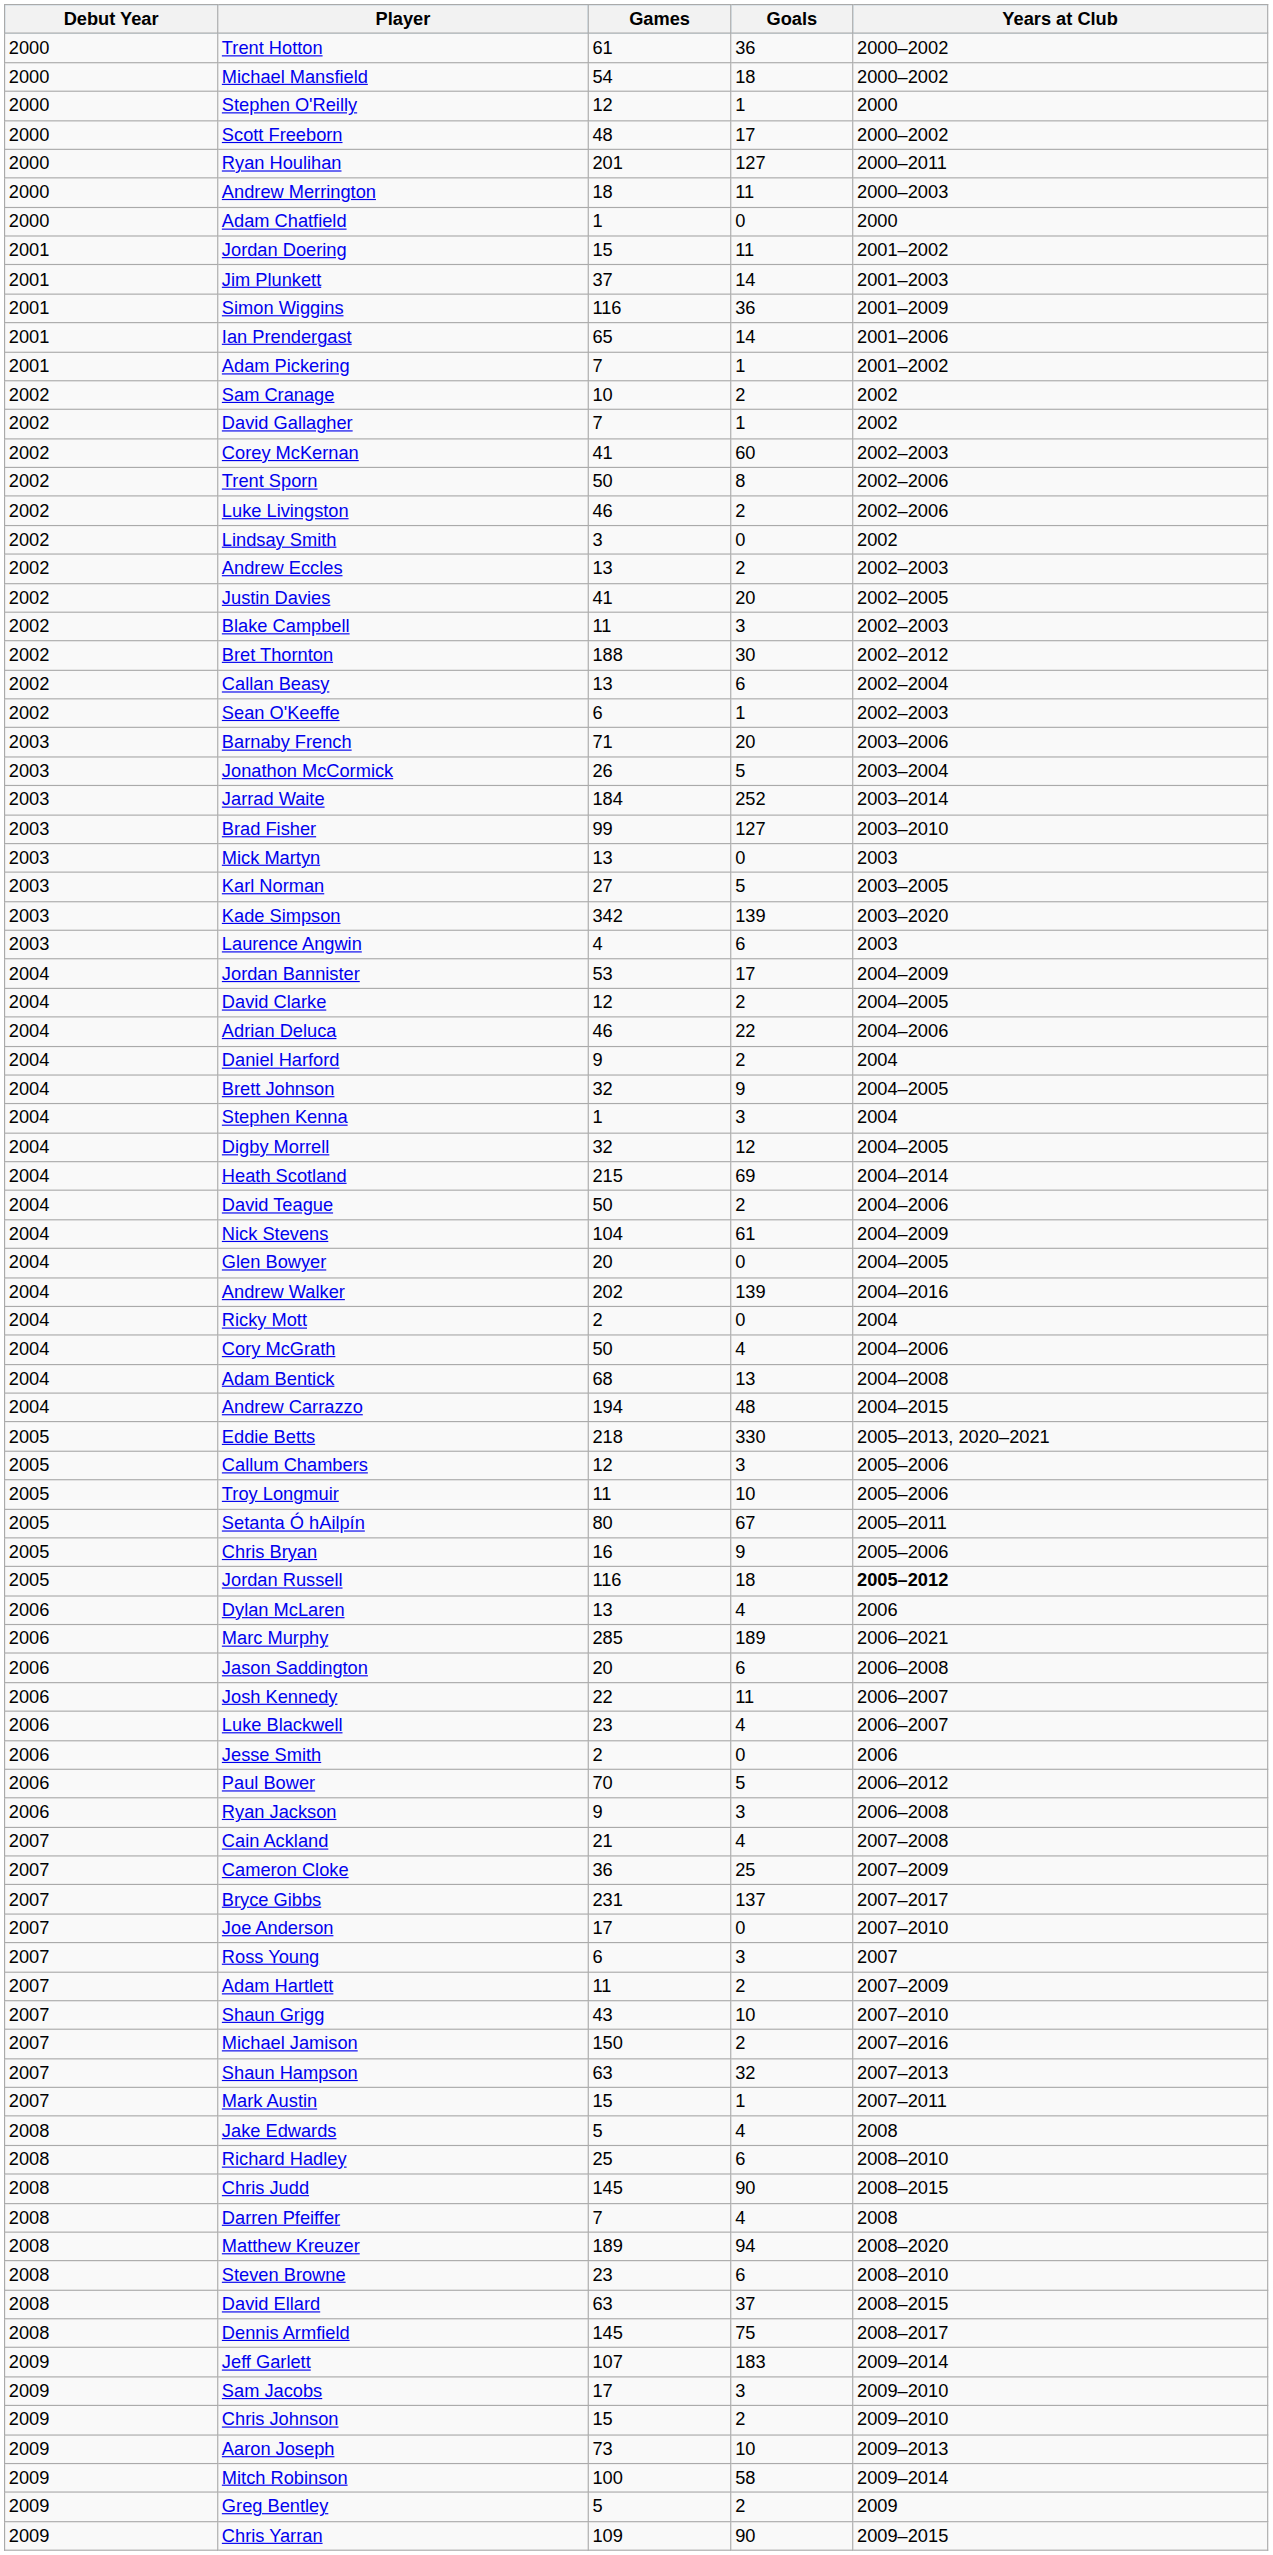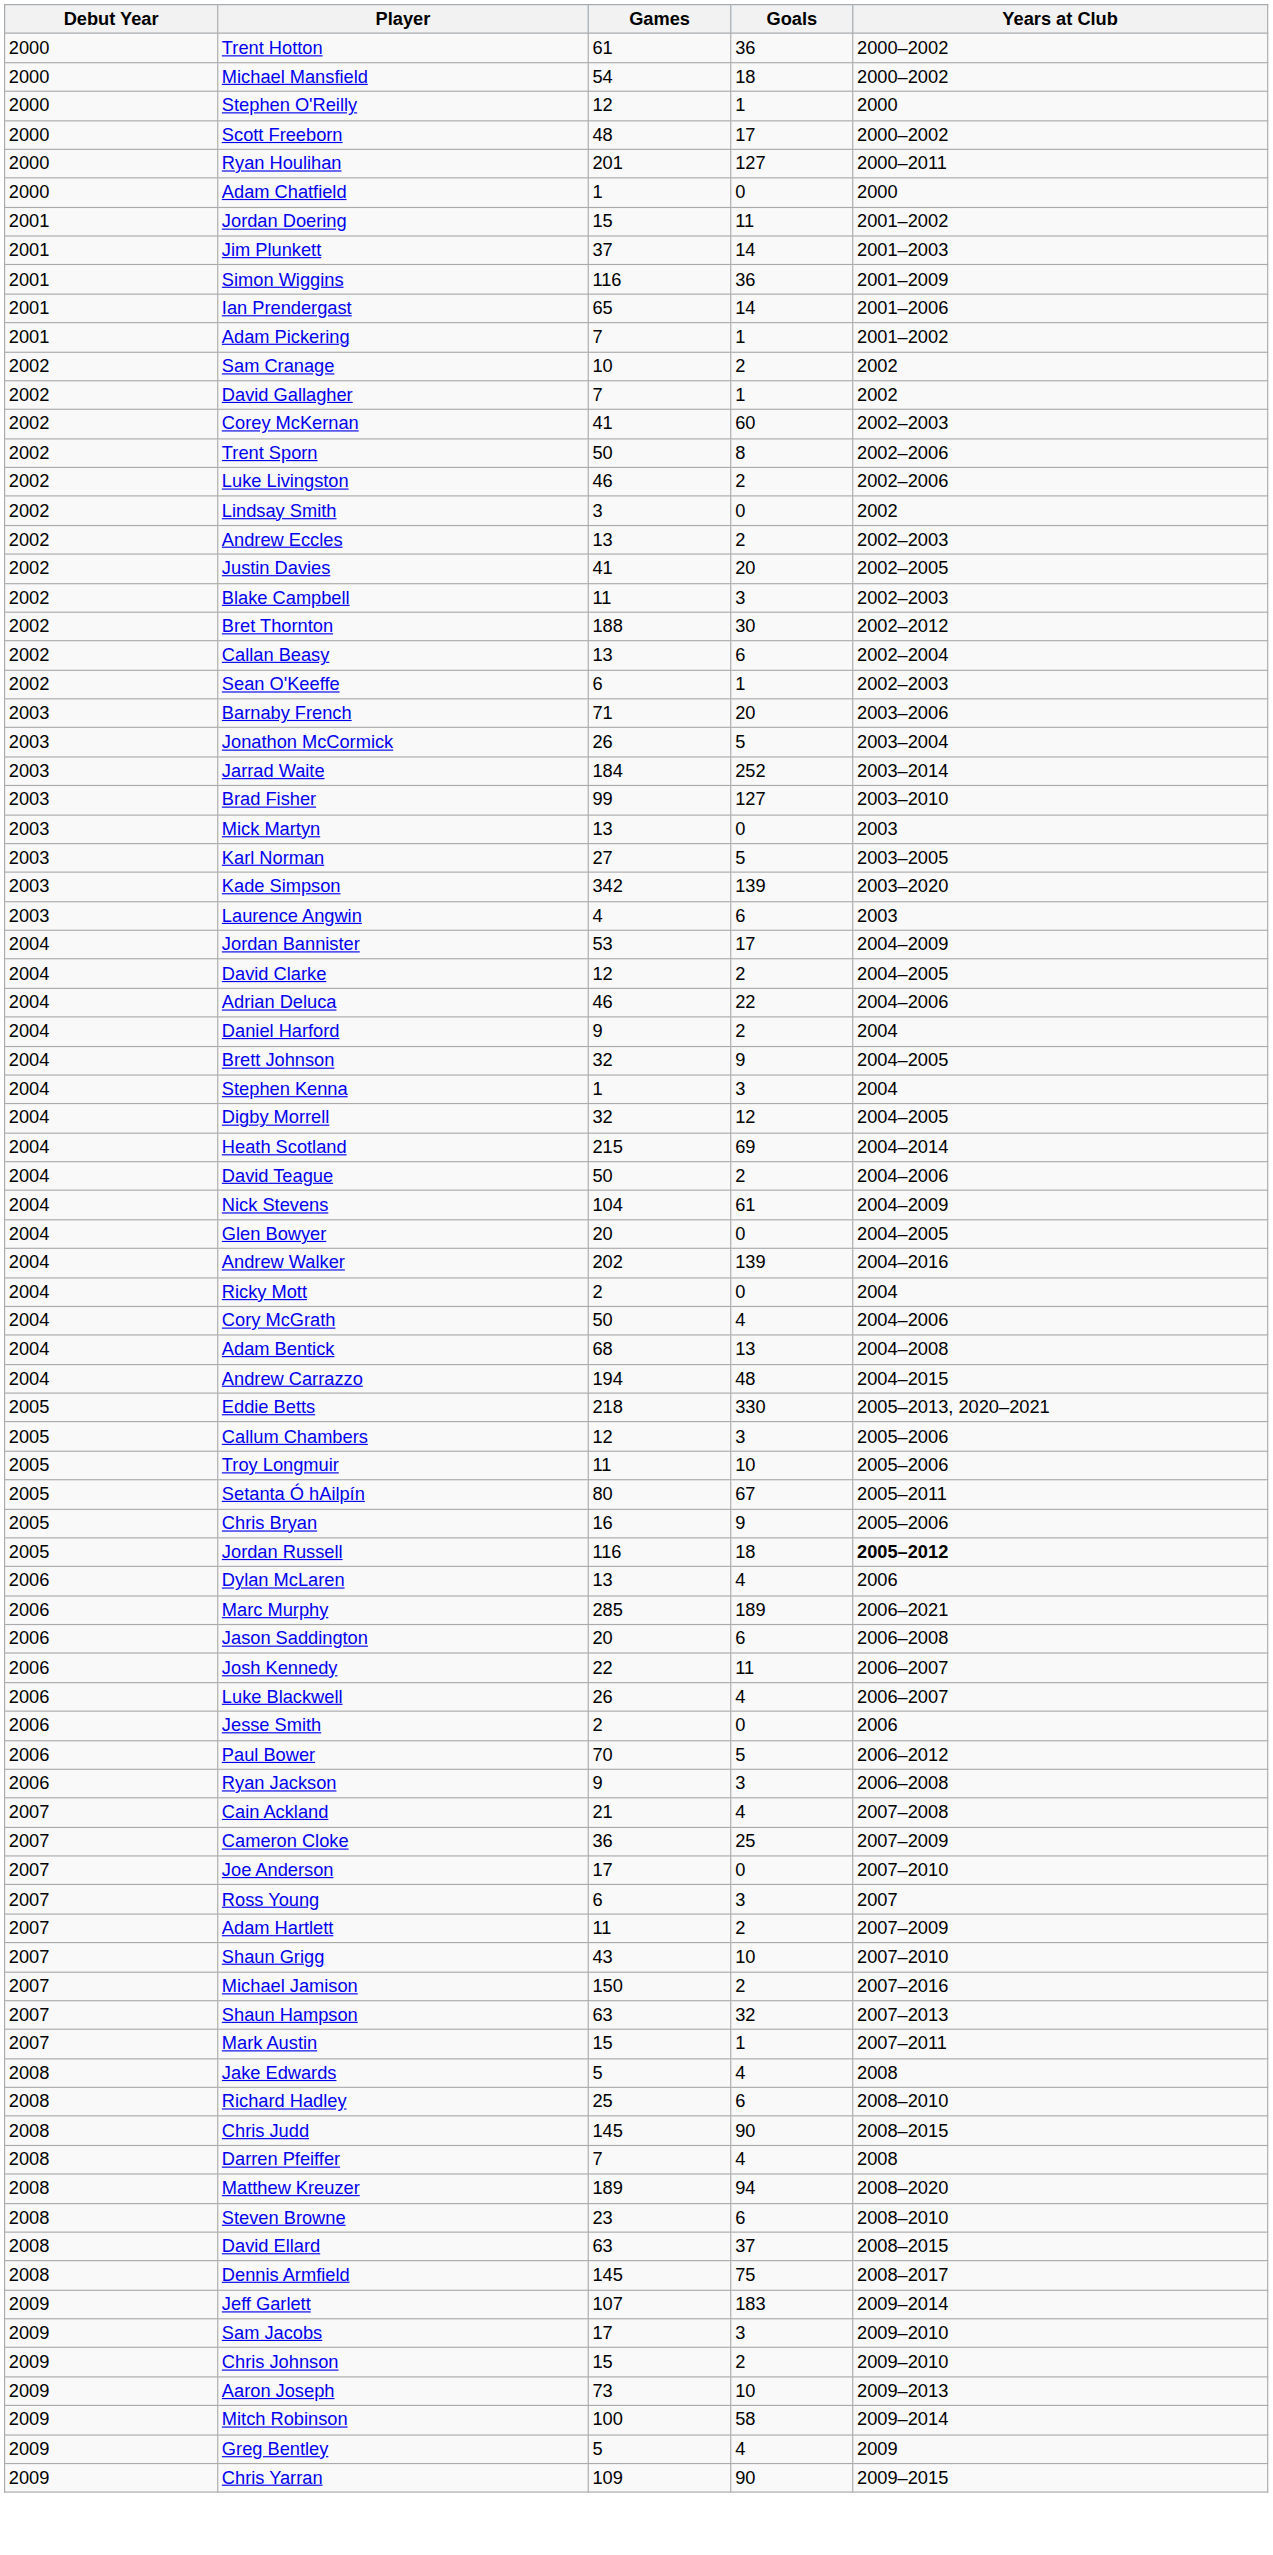- row: (299, 192)
(603, 1725) 23 -> (603, 1696) 26
- row: (272, 1899)
(740, 2506) 2 -> (740, 2448) 4
